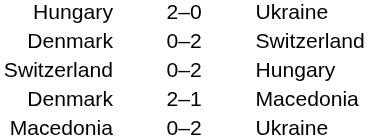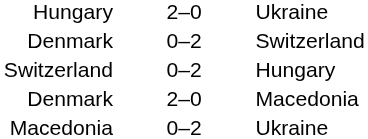(184, 99) 2–1 -> (184, 99) 2–0
